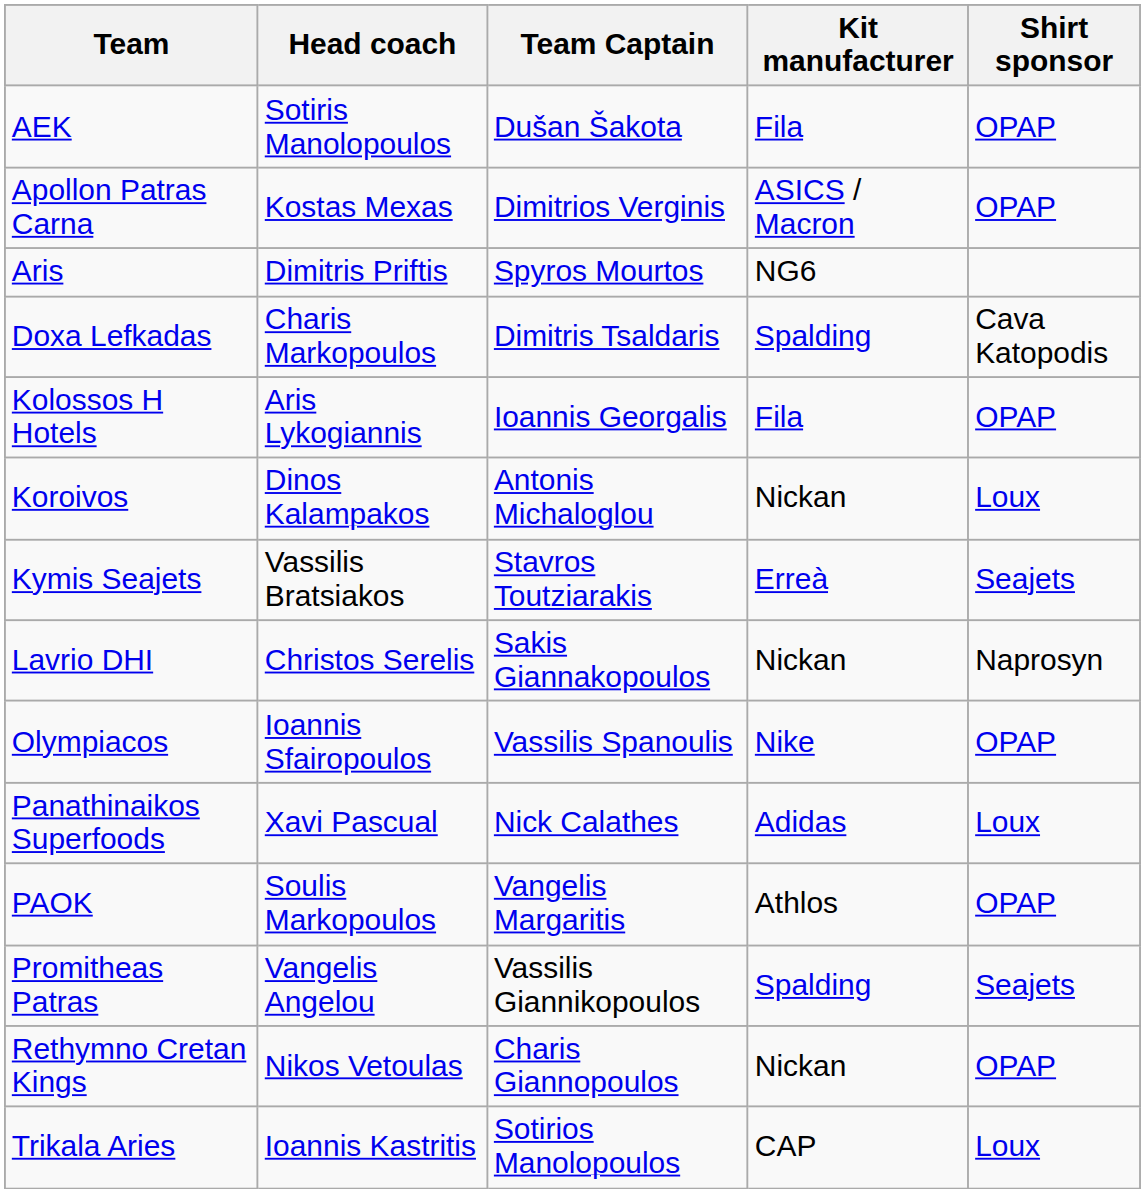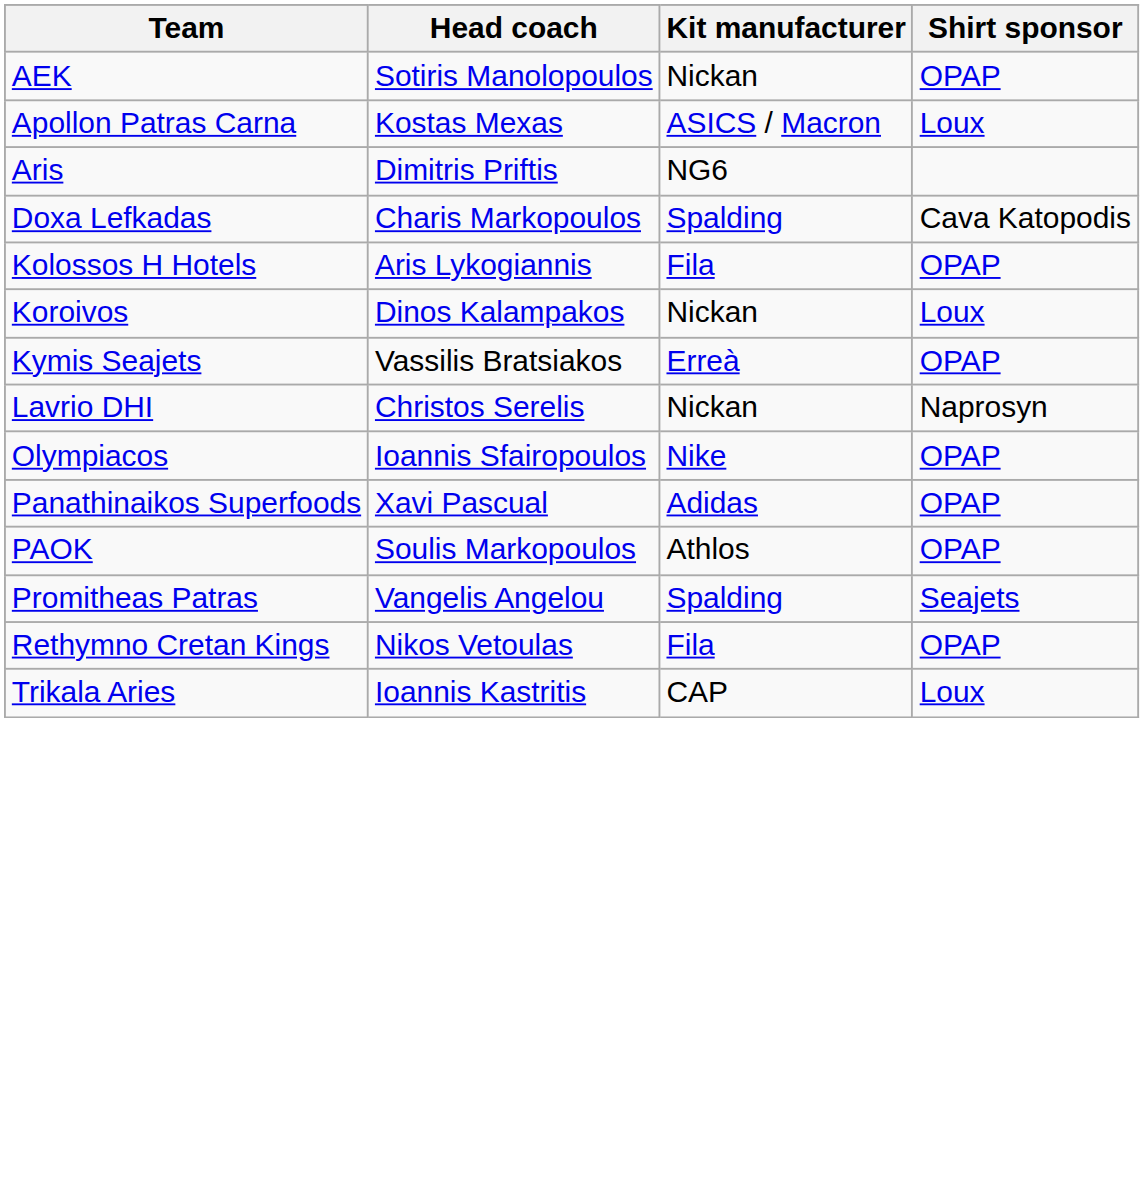- column: (617, 45)
(779, 126) Fila -> (712, 75) Nickan
(1016, 207) OPAP -> (952, 123) Loux
(1025, 579) Seajets -> (960, 360) OPAP
(1008, 822) Loux -> (960, 502) OPAP
(801, 1065) Nickan -> (691, 645) Fila
